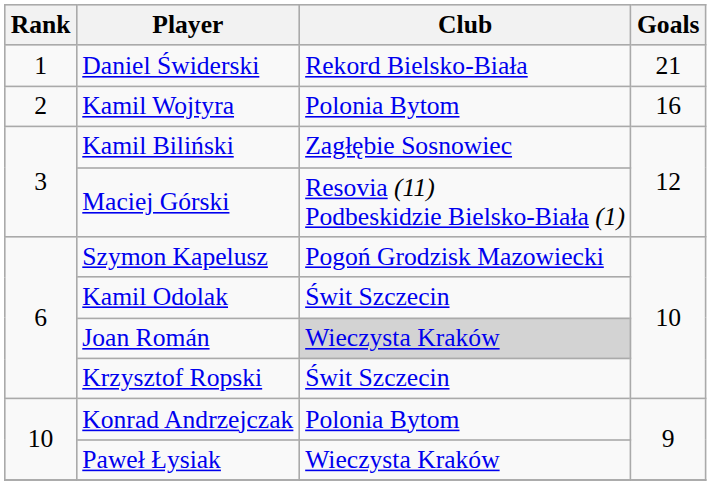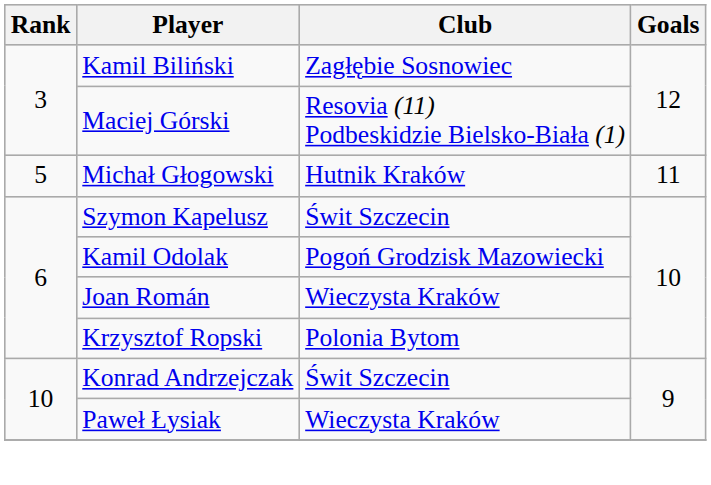- row: (171, 65)
- row: (158, 106)
+ row: (178, 175)
(454, 256) Pogoń Grodzisk Mazowiecki -> (377, 216) Świt Szczecin
(377, 297) Świt Szczecin -> (454, 256) Pogoń Grodzisk Mazowiecki
(402, 337) lightgrey background -> (402, 297) no background
(377, 378) Świt Szczecin -> (382, 337) Polonia Bytom
(382, 418) Polonia Bytom -> (377, 378) Świt Szczecin
